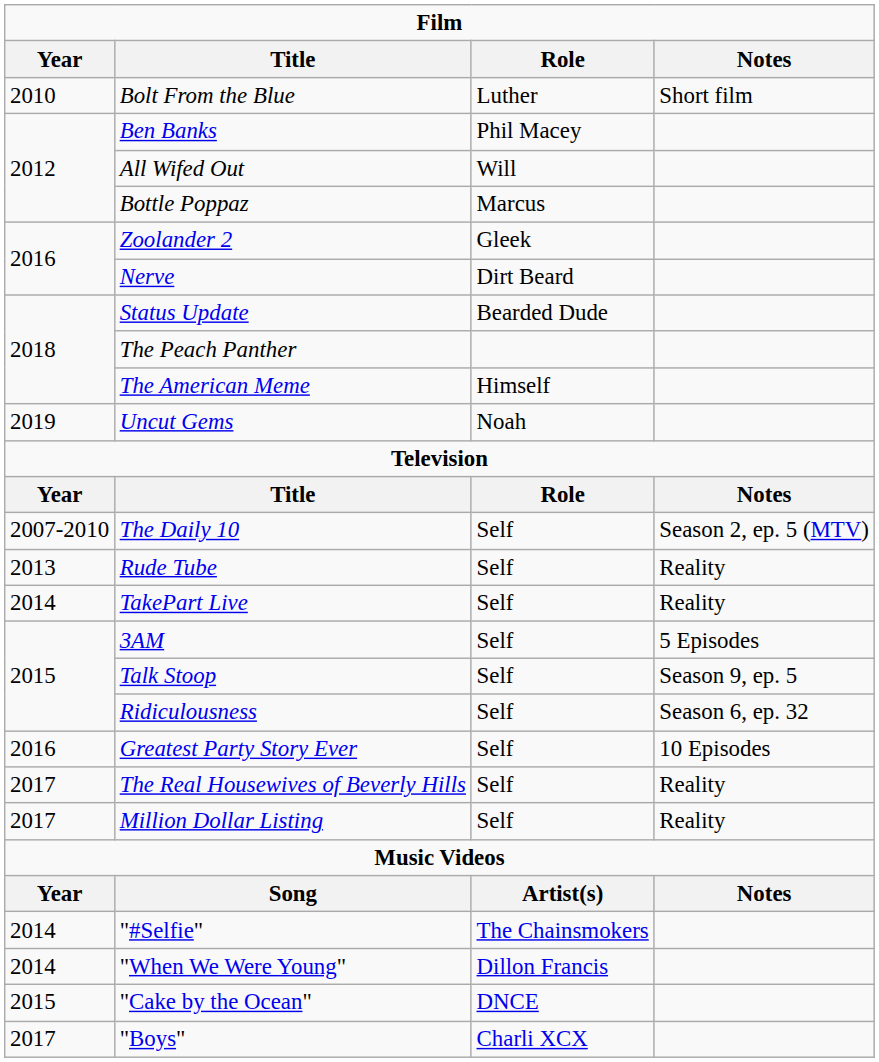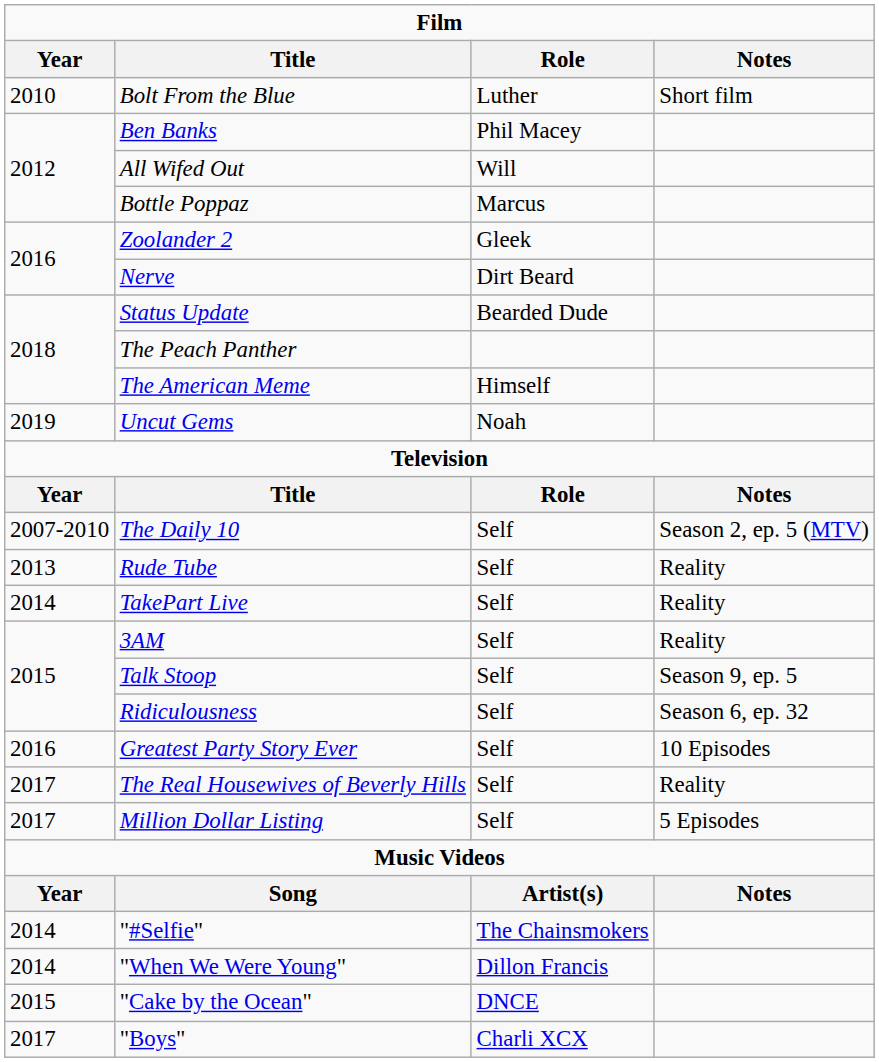(709, 639) 5 Episodes -> (692, 639) Reality
(692, 820) Reality -> (709, 820) 5 Episodes
